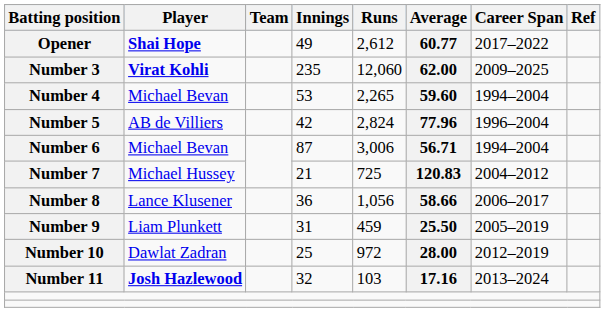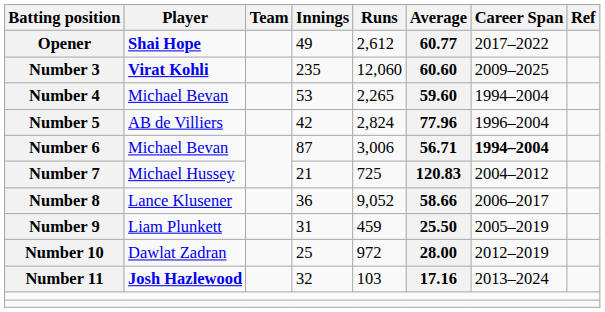(438, 69) 62.00 -> (438, 69) 60.60
(512, 148) normal -> (512, 148) bold
(375, 200) 1,056 -> (375, 200) 9,052
